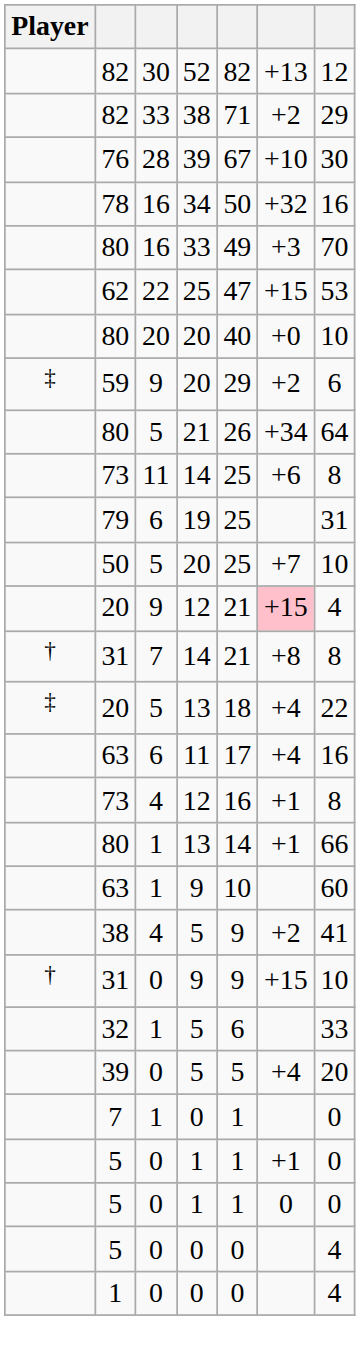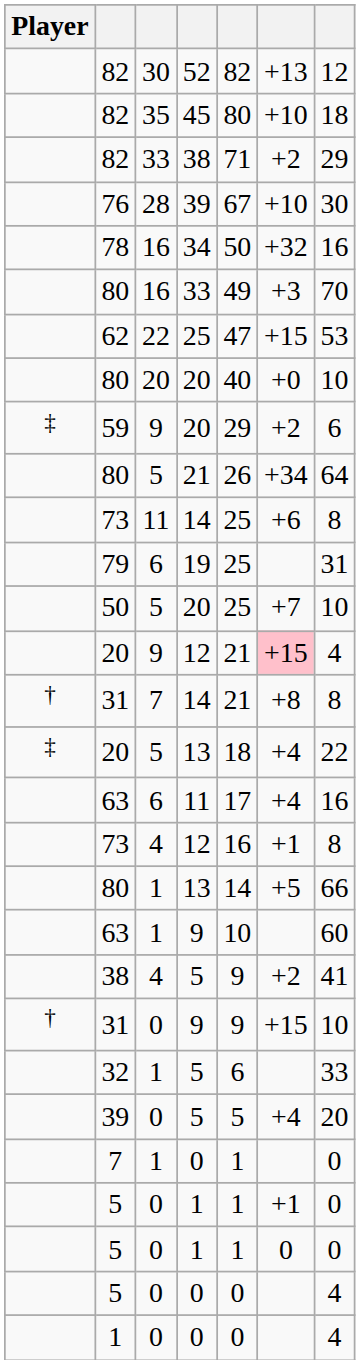+ row: (115, 114)
(286, 843) +1 -> (286, 888) +5
